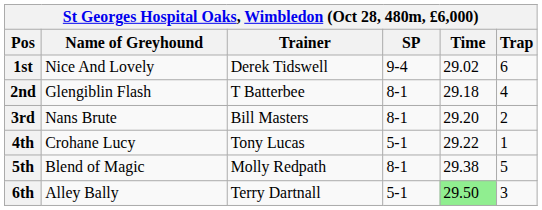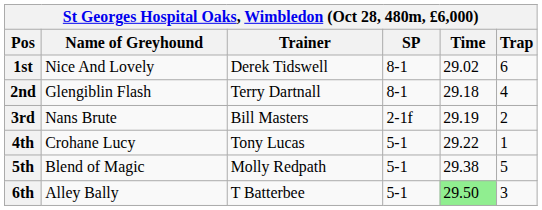(397, 67) 9-4 -> (397, 67) 8-1
(268, 92) T Batterbee -> (276, 92) Terry Dartnall
(397, 117) 8-1 -> (400, 117) 2-1f
(461, 117) 29.20 -> (461, 117) 29.19
(397, 167) 8-1 -> (397, 167) 5-1
(276, 192) Terry Dartnall -> (268, 192) T Batterbee
